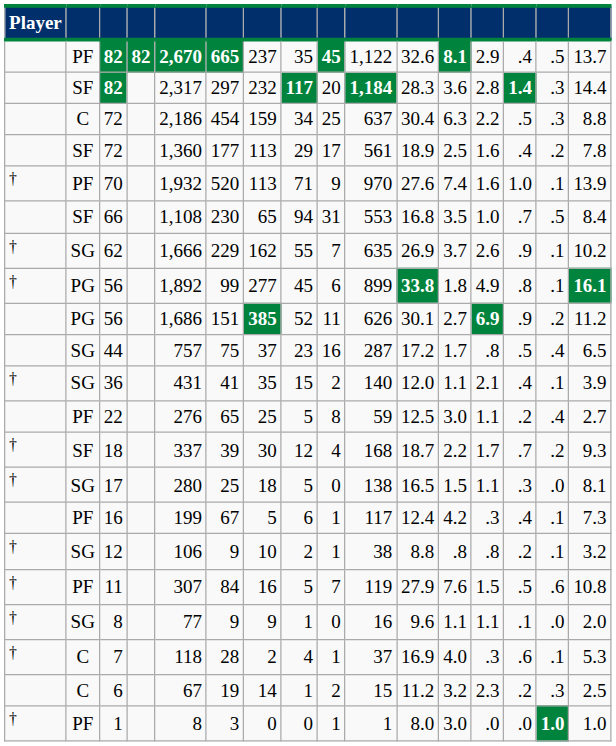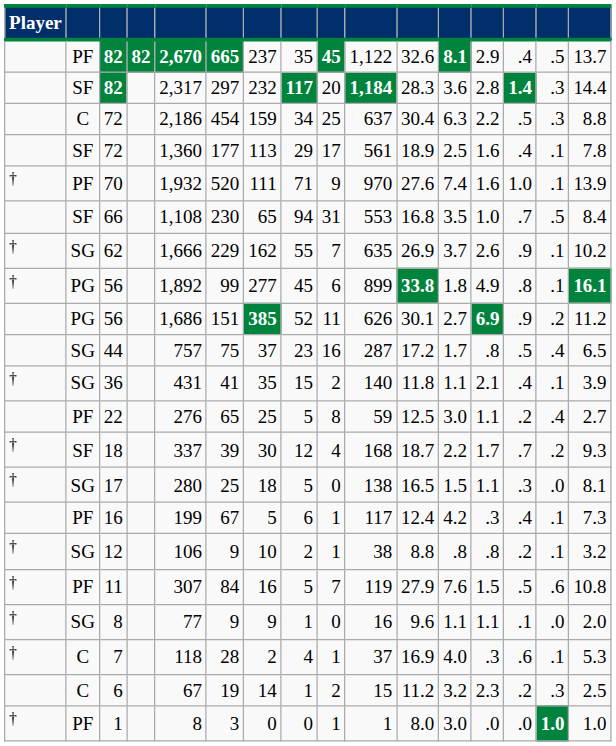(557, 150) .2 -> (557, 150) .1
(263, 183) 113 -> (263, 183) 111
(418, 383) 12.0 -> (418, 383) 11.8
